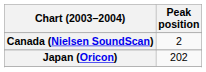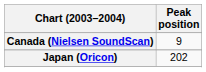(179, 41) 2 -> (179, 41) 9
